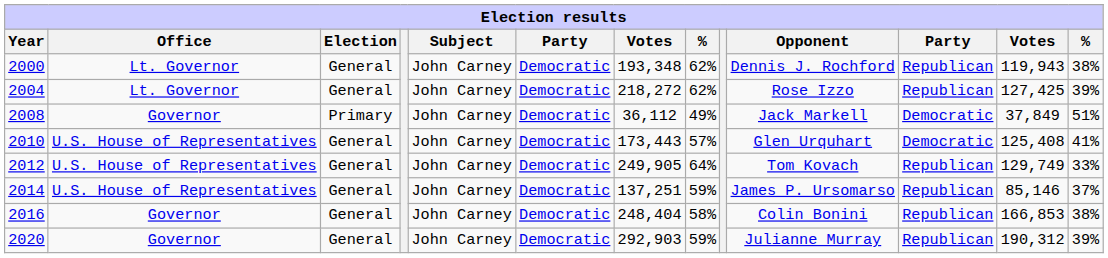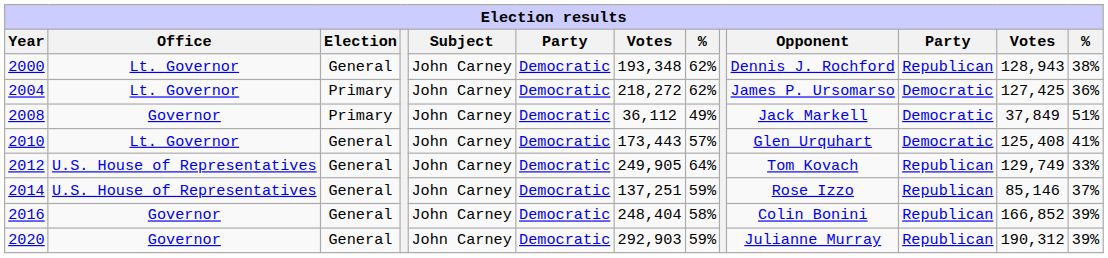(1033, 67) 119,943 -> (1033, 67) 128,943
(360, 91) General -> (360, 91) Primary
(813, 91) Rose Izzo -> (813, 91) James P. Ursomarso
(948, 91) Republican -> (948, 91) Democratic
(1086, 91) 39% -> (1086, 91) 36%
(184, 141) U.S. House of Representatives -> (184, 141) Lt. Governor
(813, 191) James P. Ursomarso -> (813, 191) Rose Izzo
(1033, 215) 166,853 -> (1033, 215) 166,852
(1086, 215) 38% -> (1086, 215) 39%
